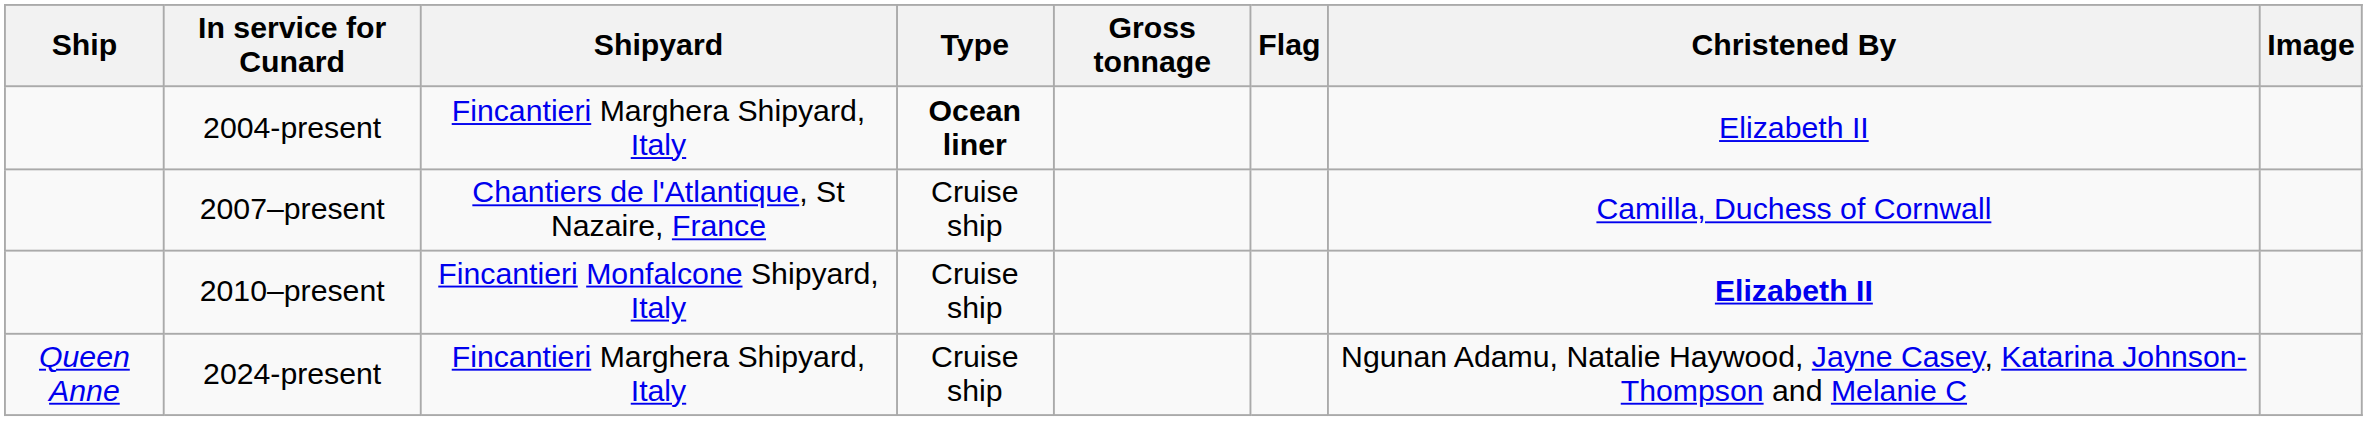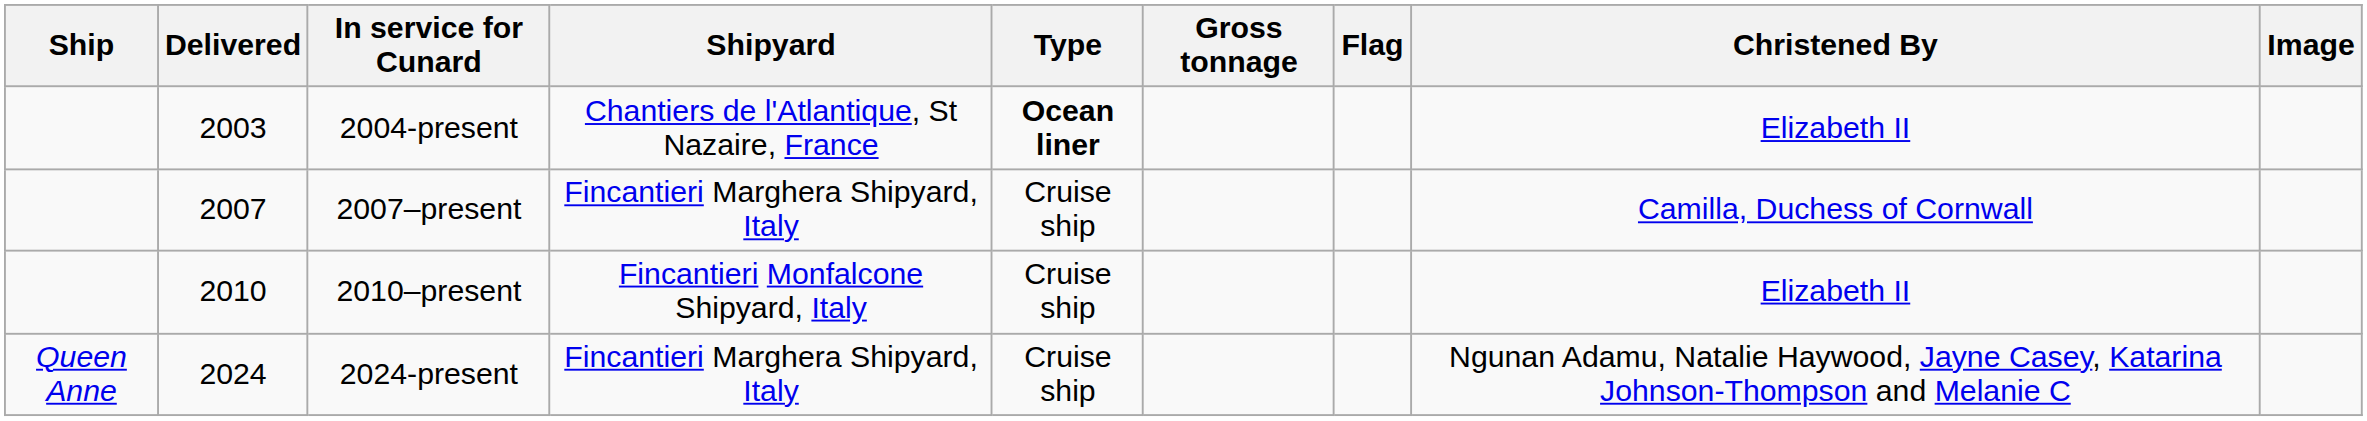+ column: (233, 45)
(658, 127) Fincantieri Marghera Shipyard, Italy -> (771, 127) Chantiers de l'Atlantique, St Nazaire, France
(658, 209) Chantiers de l'Atlantique, St Nazaire, France -> (771, 209) Fincantieri Marghera Shipyard, Italy
(1794, 291) bold -> (1835, 291) normal
